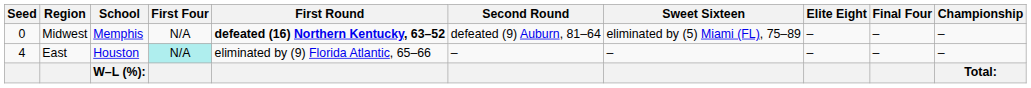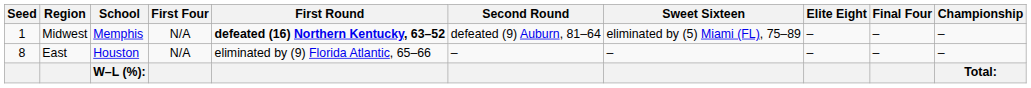(22, 33) 0 -> (22, 33) 1
(22, 53) 4 -> (22, 53) 8
(180, 53) paleturquoise background -> (180, 53) no background
